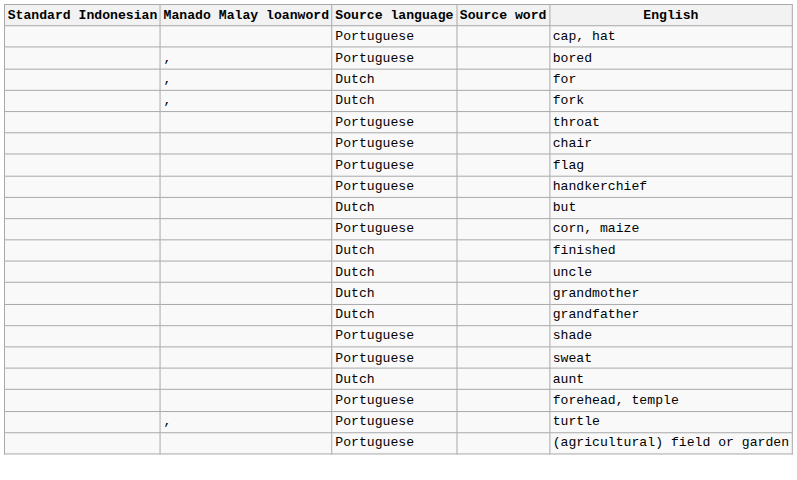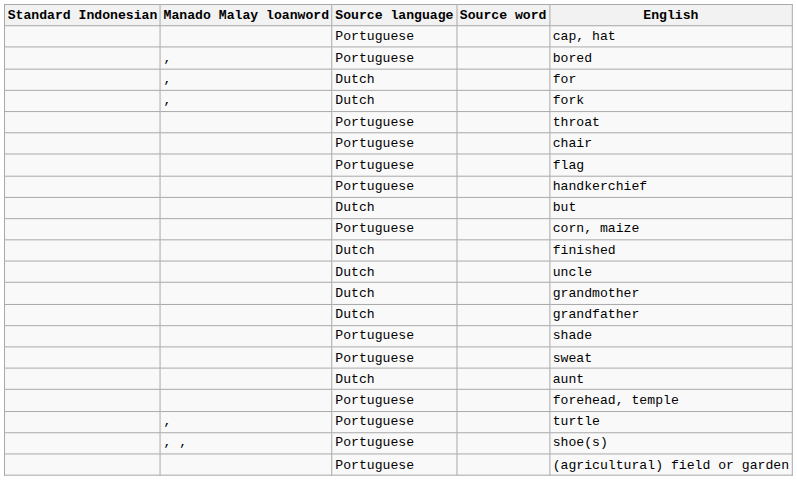+ row: (175, 443)
